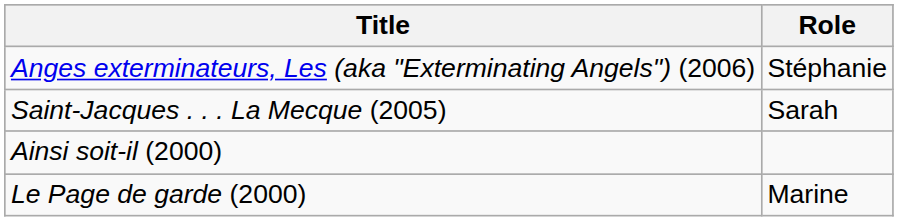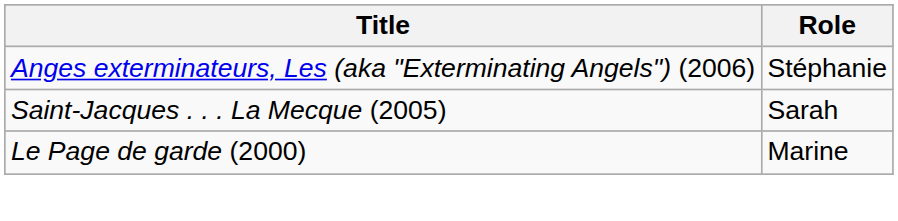- row: (117, 151)
